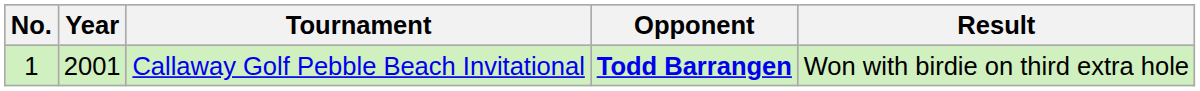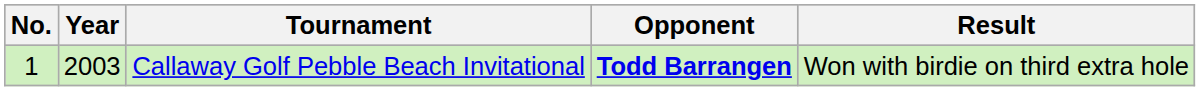(92, 66) 2001 -> (92, 66) 2003
